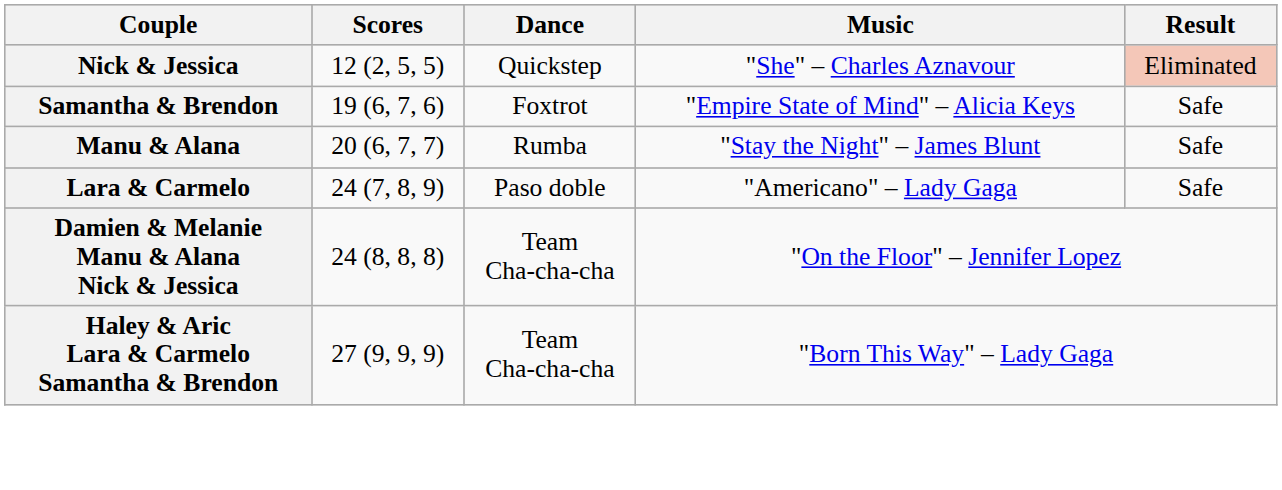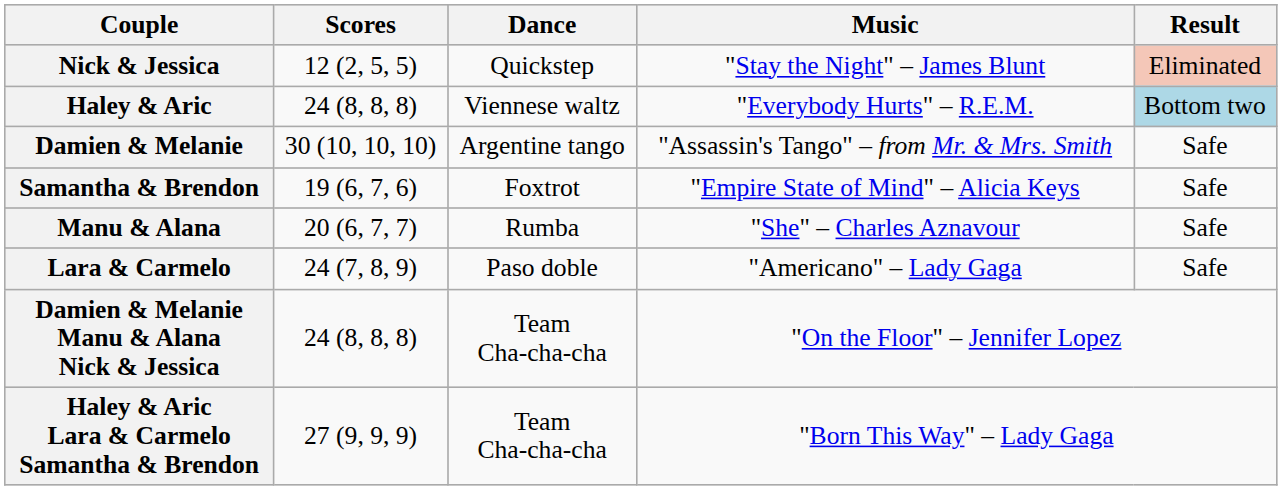(880, 65) "She" – Charles Aznavour -> (885, 65) "Stay the Night" – James Blunt
+ row: (139, 106)
+ row: (139, 146)
(880, 146) "Stay the Night" – James Blunt -> (885, 227) "She" – Charles Aznavour
